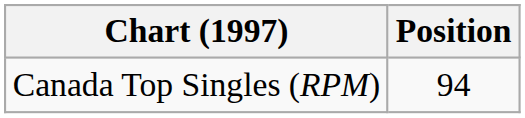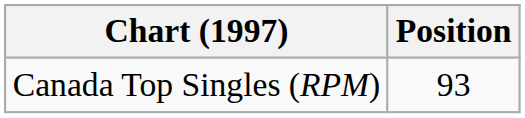(454, 84) 94 -> (454, 84) 93
